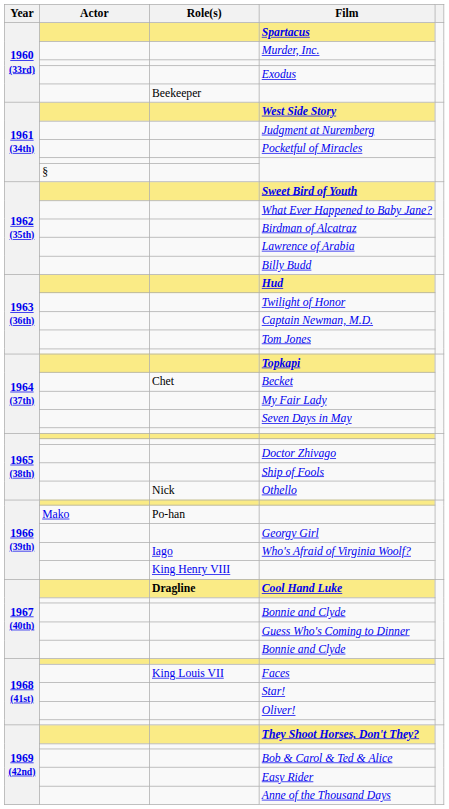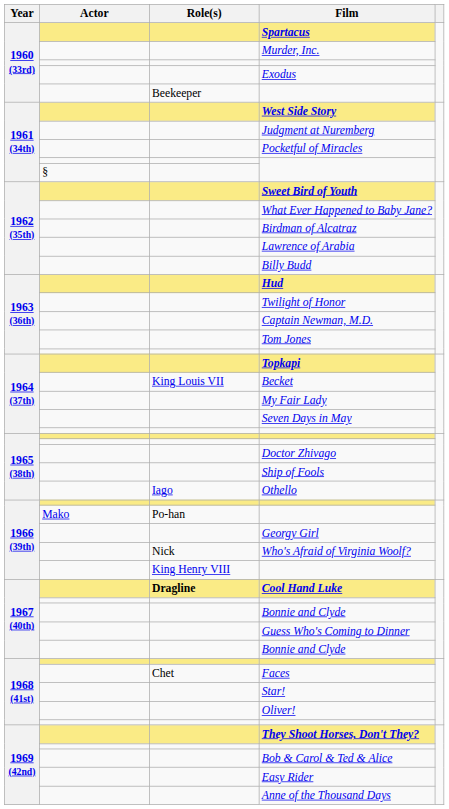(163, 381) Chet -> (188, 381) King Louis VII
(163, 490) Nick -> (162, 490) Iago
(162, 551) Iago -> (163, 551) Nick
(188, 673) King Louis VII -> (163, 673) Chet
